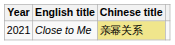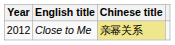(19, 30) 2021 -> (19, 30) 2012
